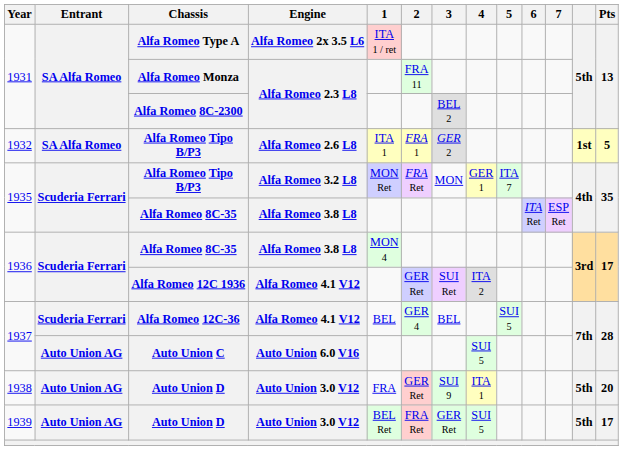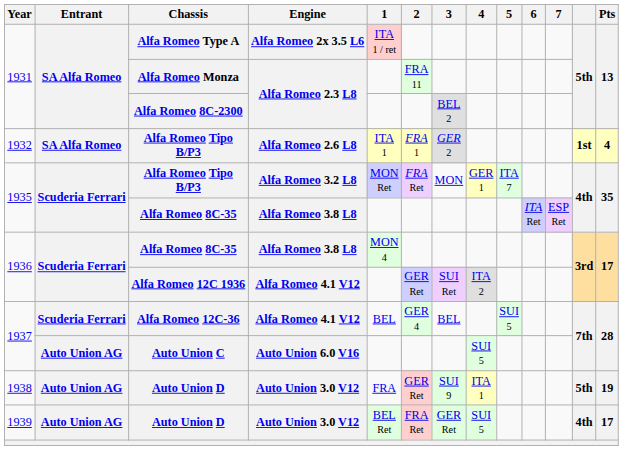(607, 145) 5 -> (607, 145) 4
(607, 387) 20 -> (607, 387) 19
(584, 422) 5th -> (584, 422) 4th
